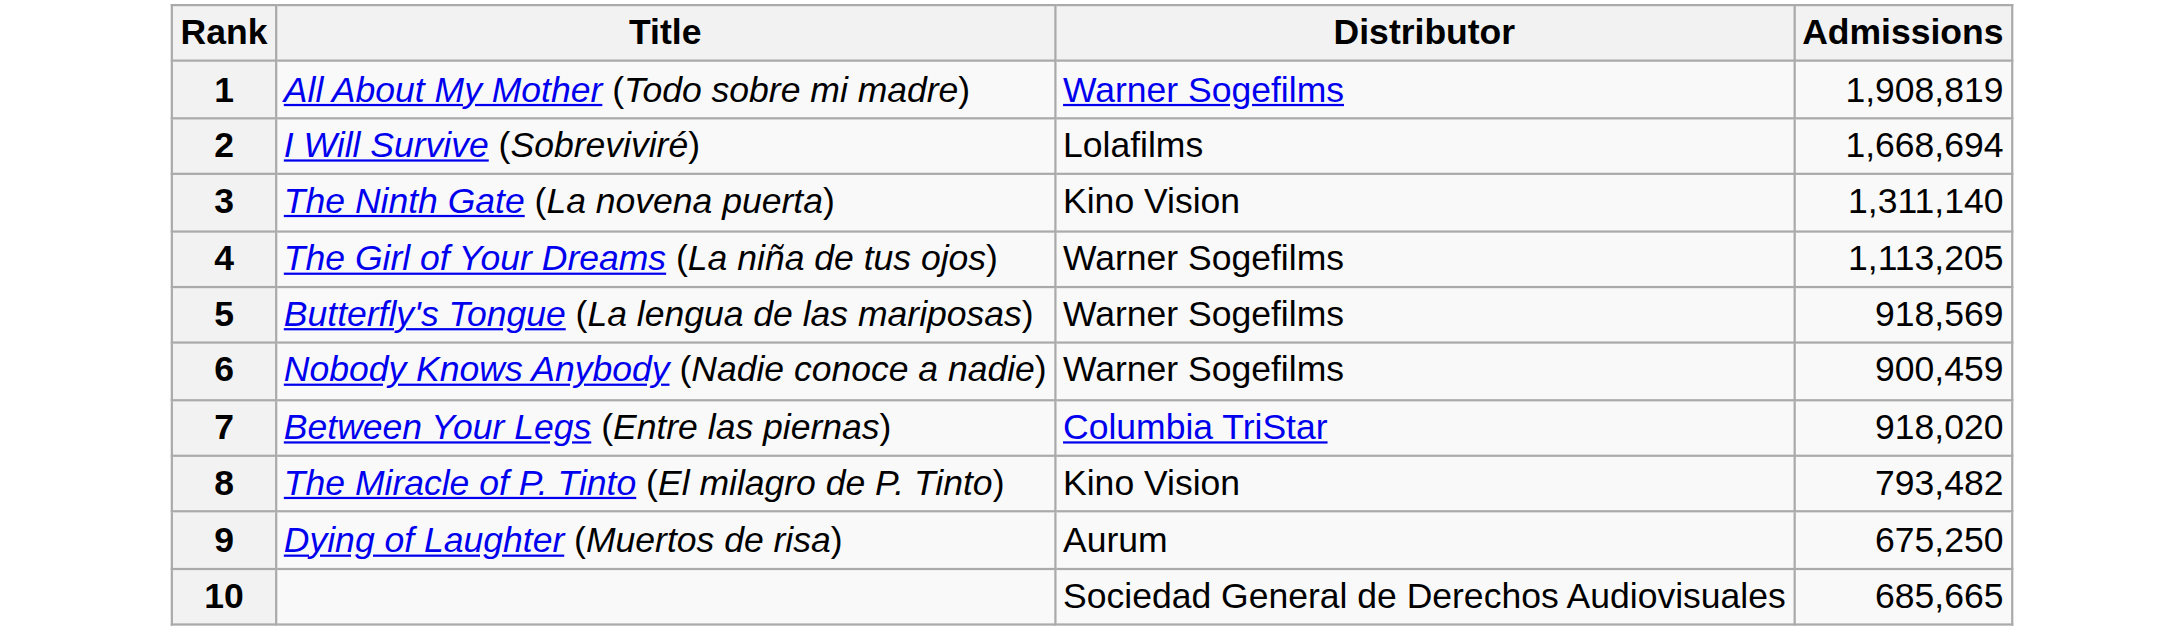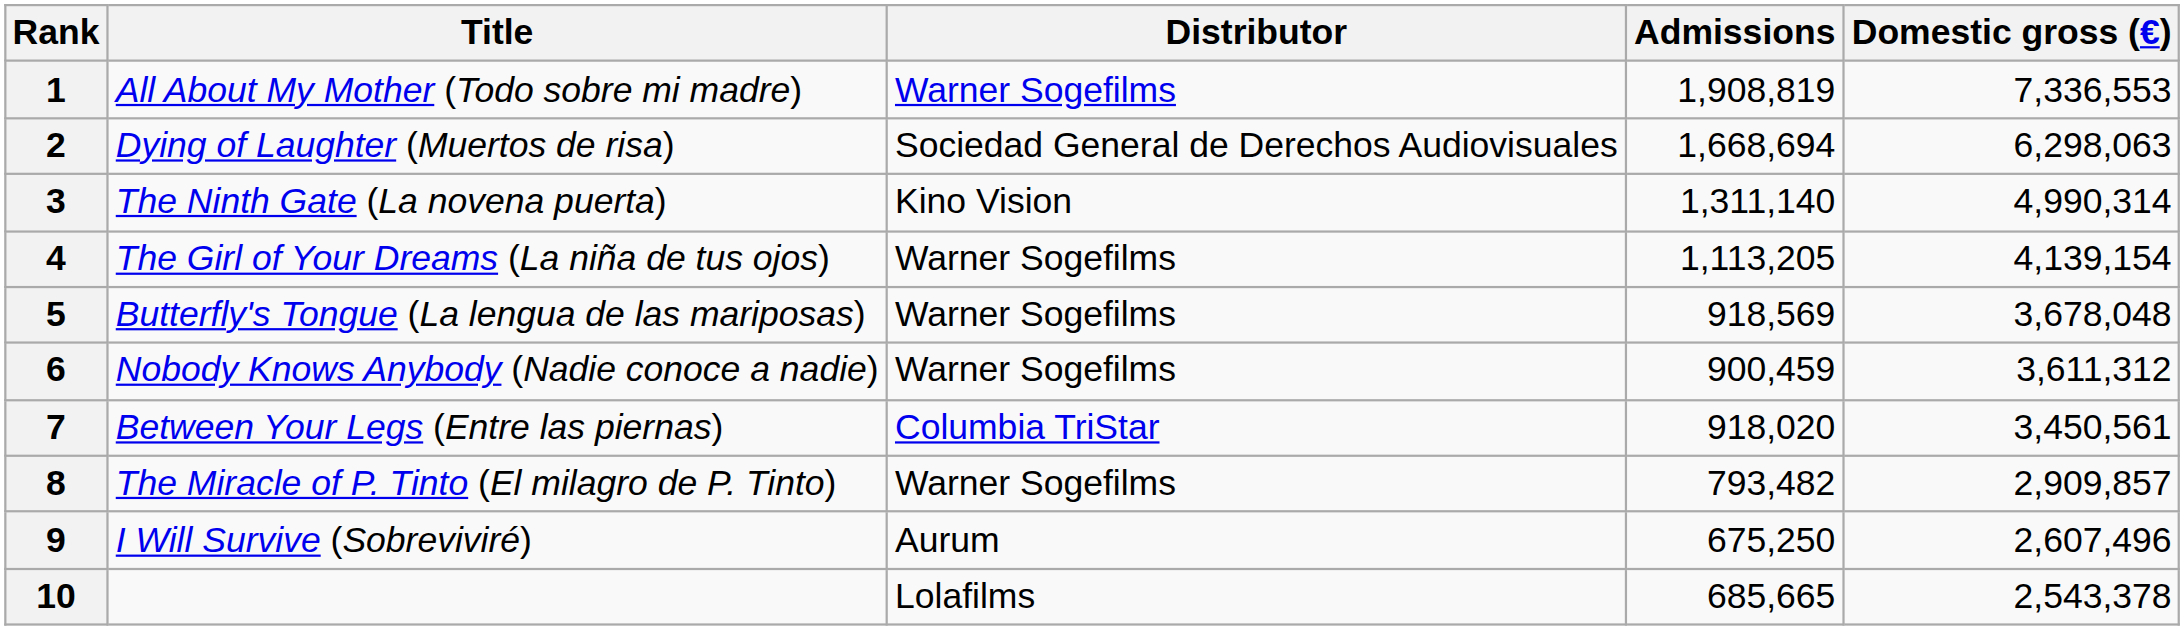+ column: (2012, 32)
(492, 145) I Will Survive (Sobreviviré) -> (395, 145) Dying of Laughter (Muertos de risa)
(1133, 145) Lolafilms -> (1256, 145) Sociedad General de Derechos Audiovisuales
(1152, 483) Kino Vision -> (1035, 483) Warner Sogefilms
(563, 539) Dying of Laughter (Muertos de risa) -> (324, 539) I Will Survive (Sobreviviré)
(1424, 595) Sociedad General de Derechos Audiovisuales -> (965, 595) Lolafilms
